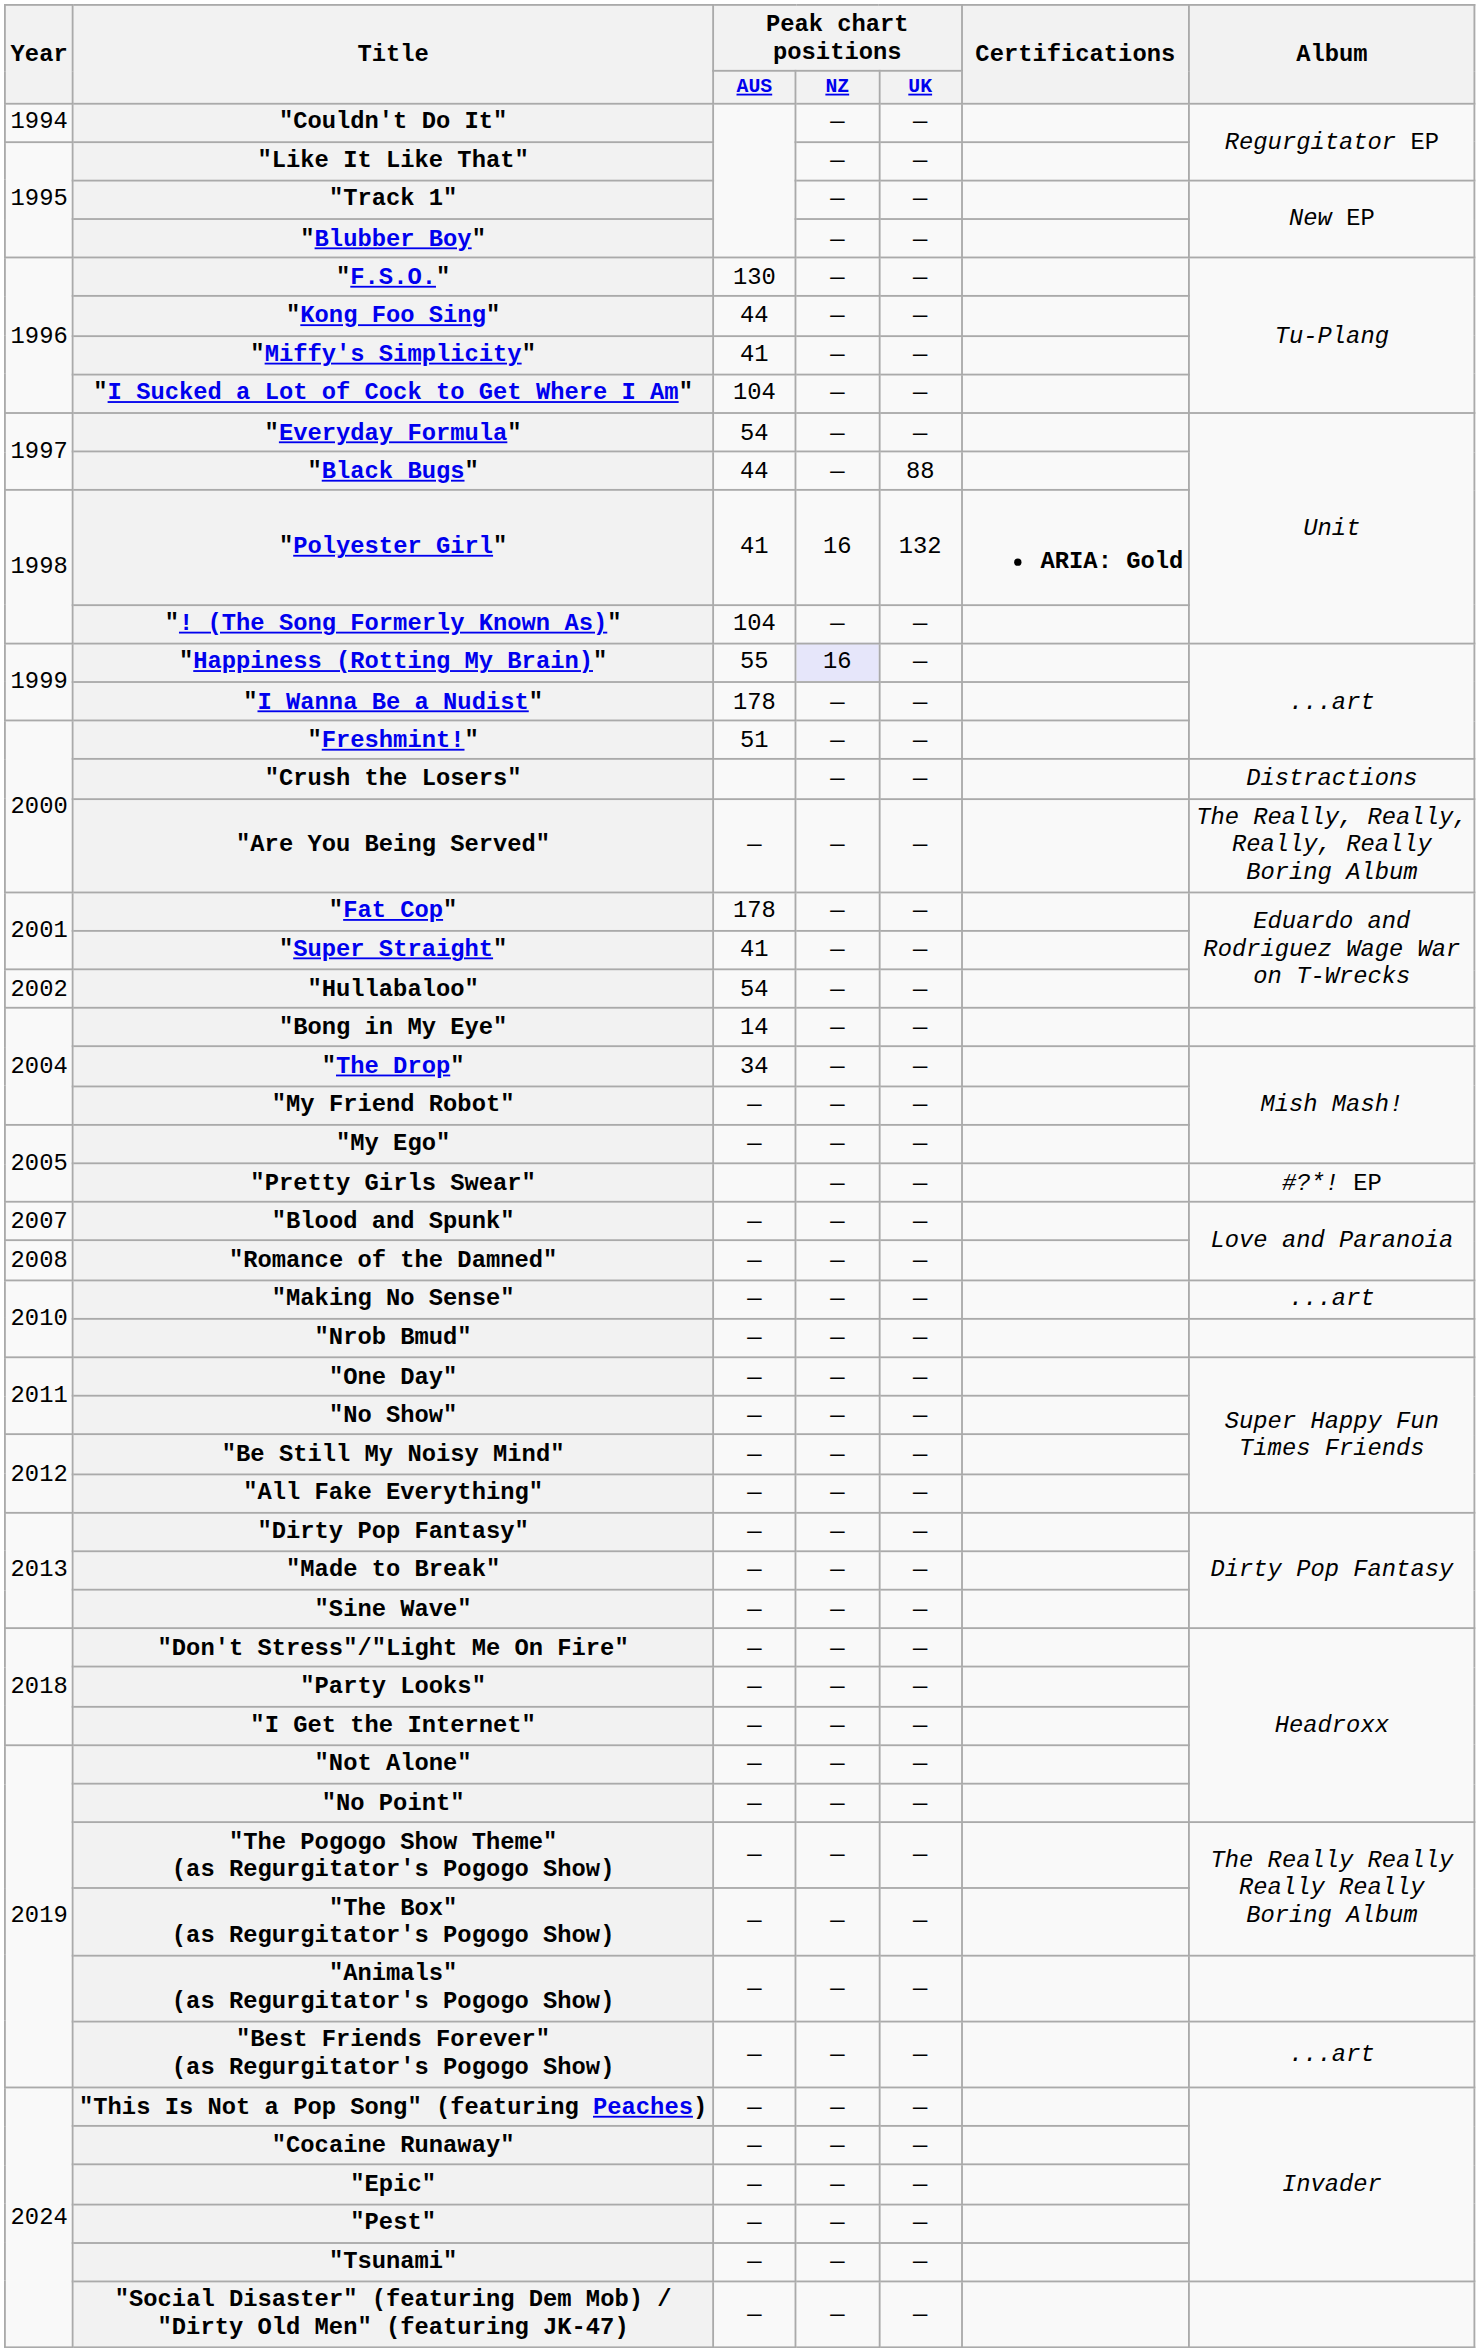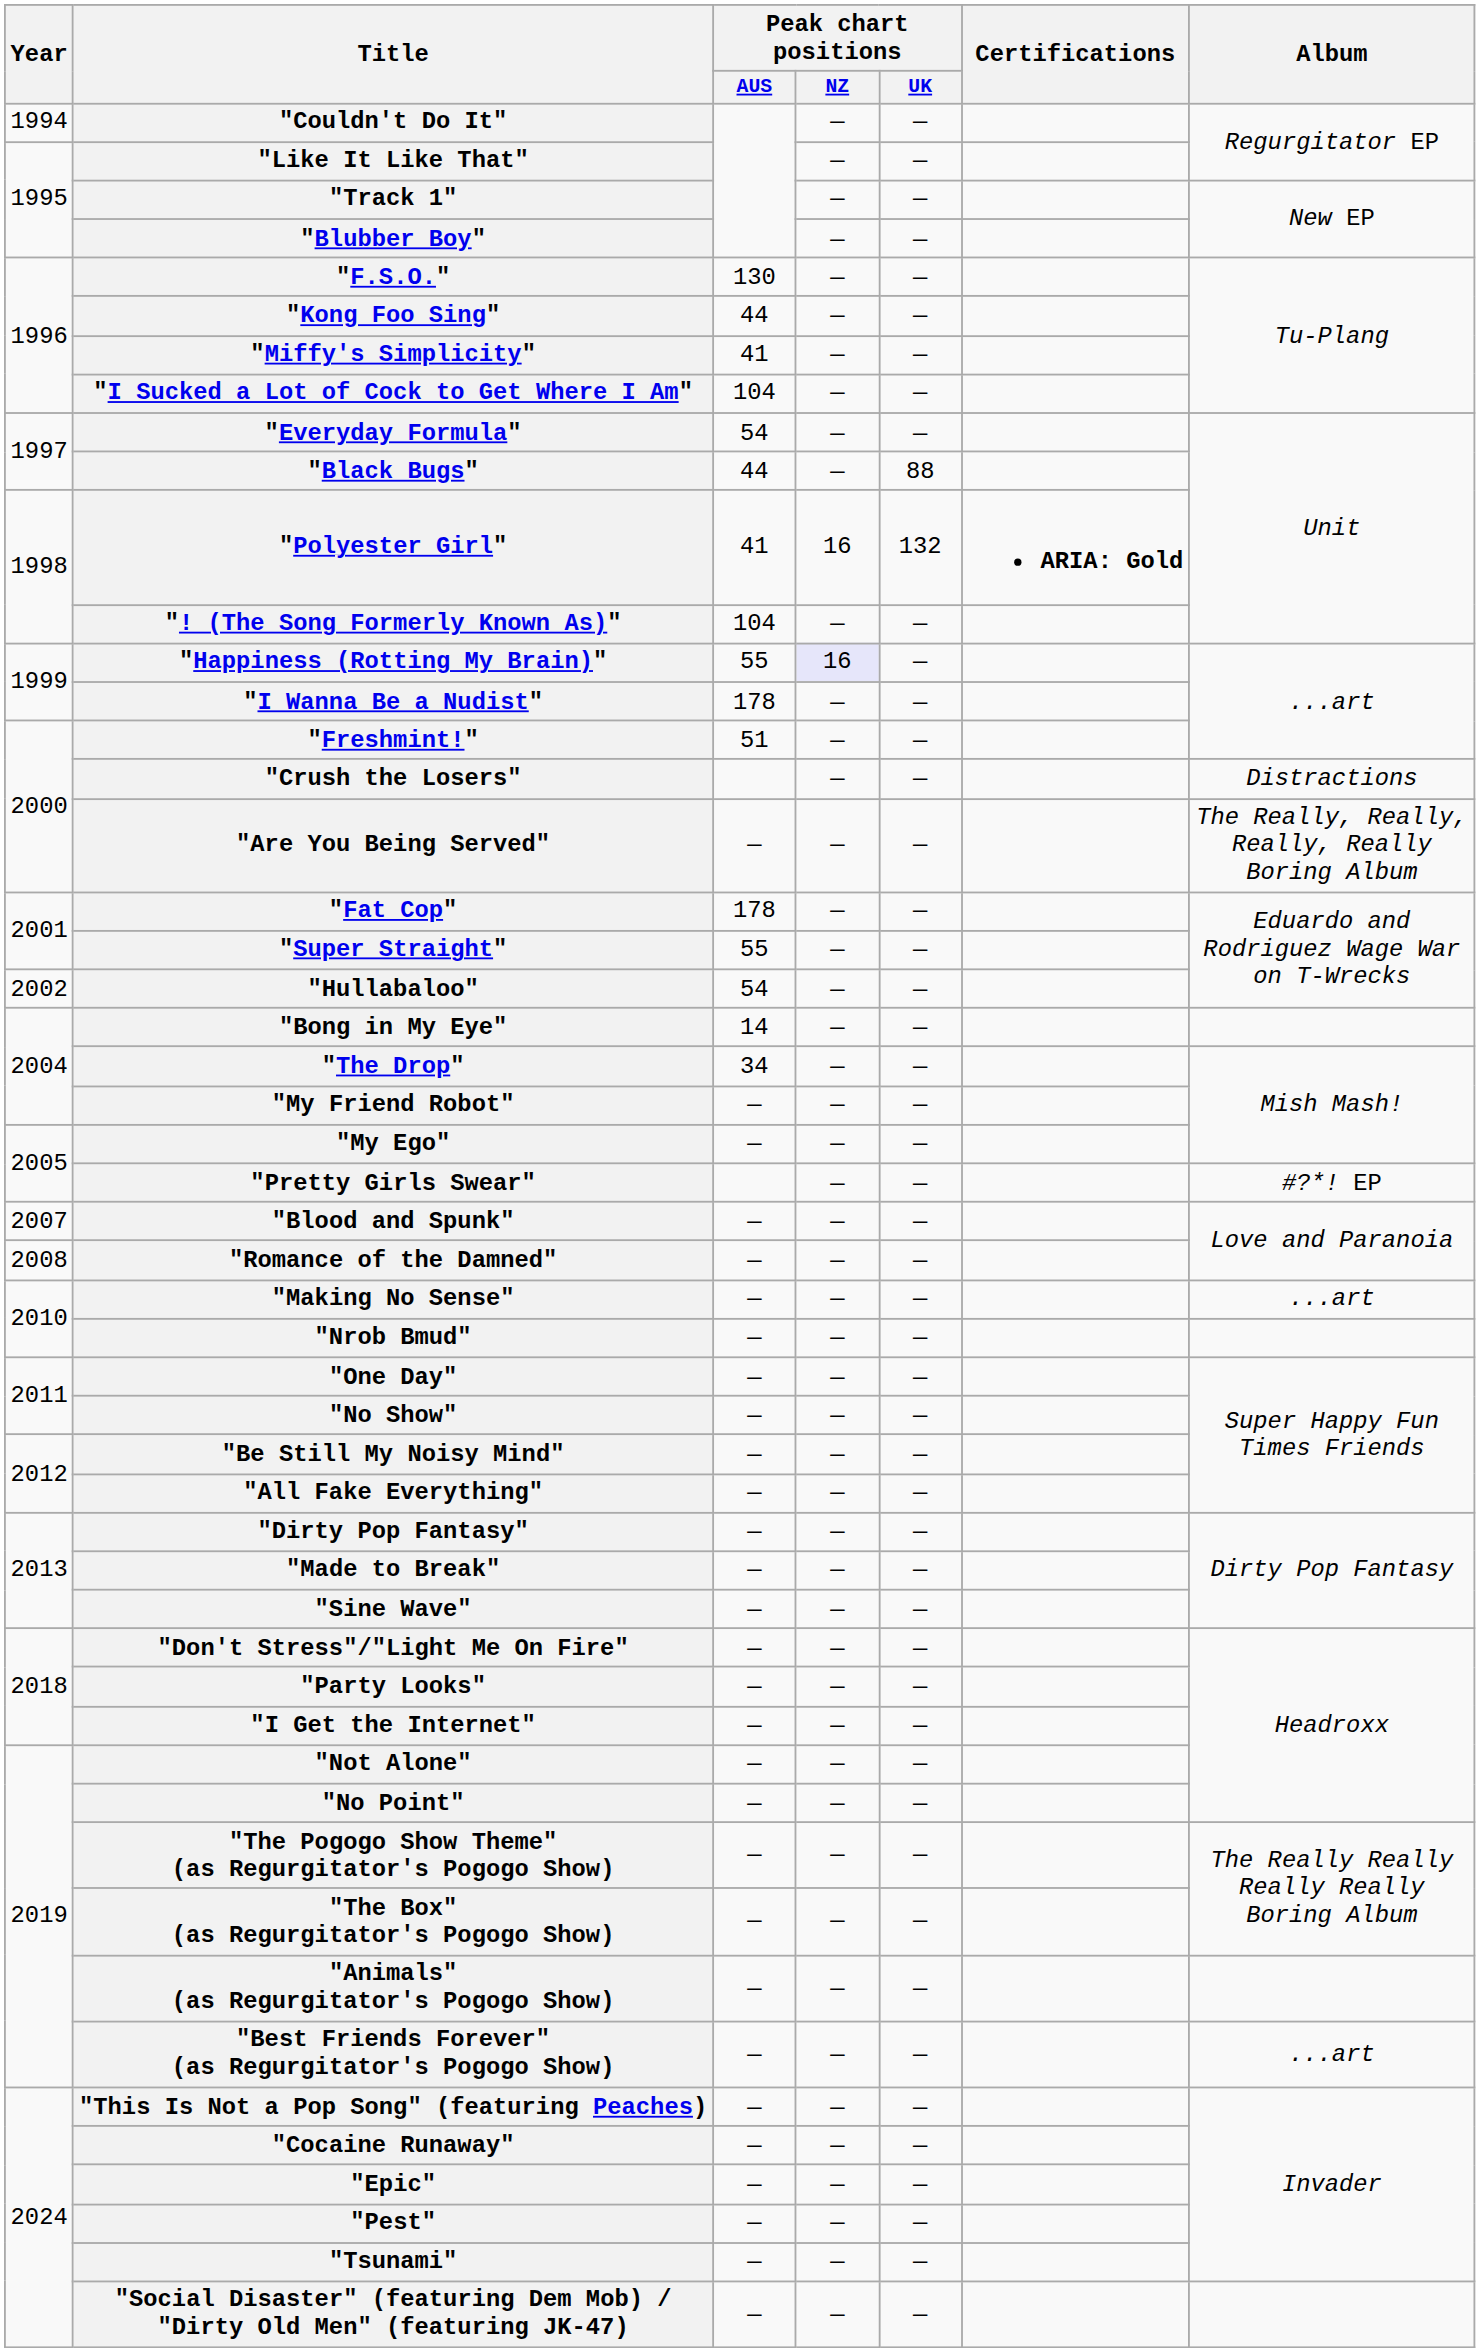(754, 950) 41 -> (754, 950) 55
